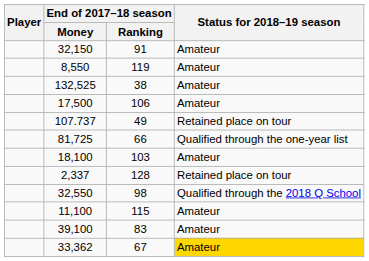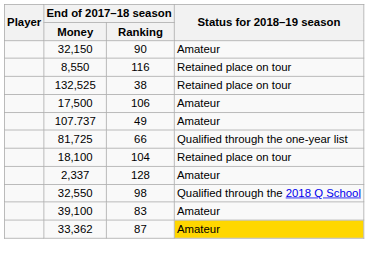(140, 50) 91 -> (140, 50) 90
(140, 68) 119 -> (140, 68) 116
(198, 68) Amateur -> (234, 68) Retained place on tour
(198, 86) Amateur -> (234, 86) Retained place on tour
(234, 122) Retained place on tour -> (198, 122) Amateur
(140, 158) 103 -> (140, 158) 104
(198, 158) Amateur -> (234, 158) Retained place on tour
(234, 176) Retained place on tour -> (198, 176) Amateur
- row: (75, 211)
(140, 247) 67 -> (140, 229) 87
